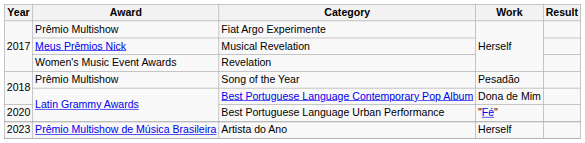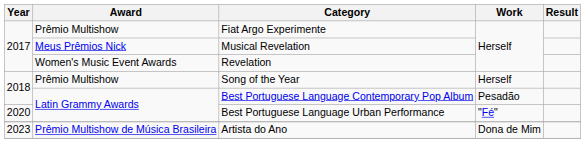(499, 79) Pesadão -> (495, 79) Herself
(509, 96) Dona de Mim -> (499, 96) Pesadão
(495, 130) Herself -> (509, 130) Dona de Mim
